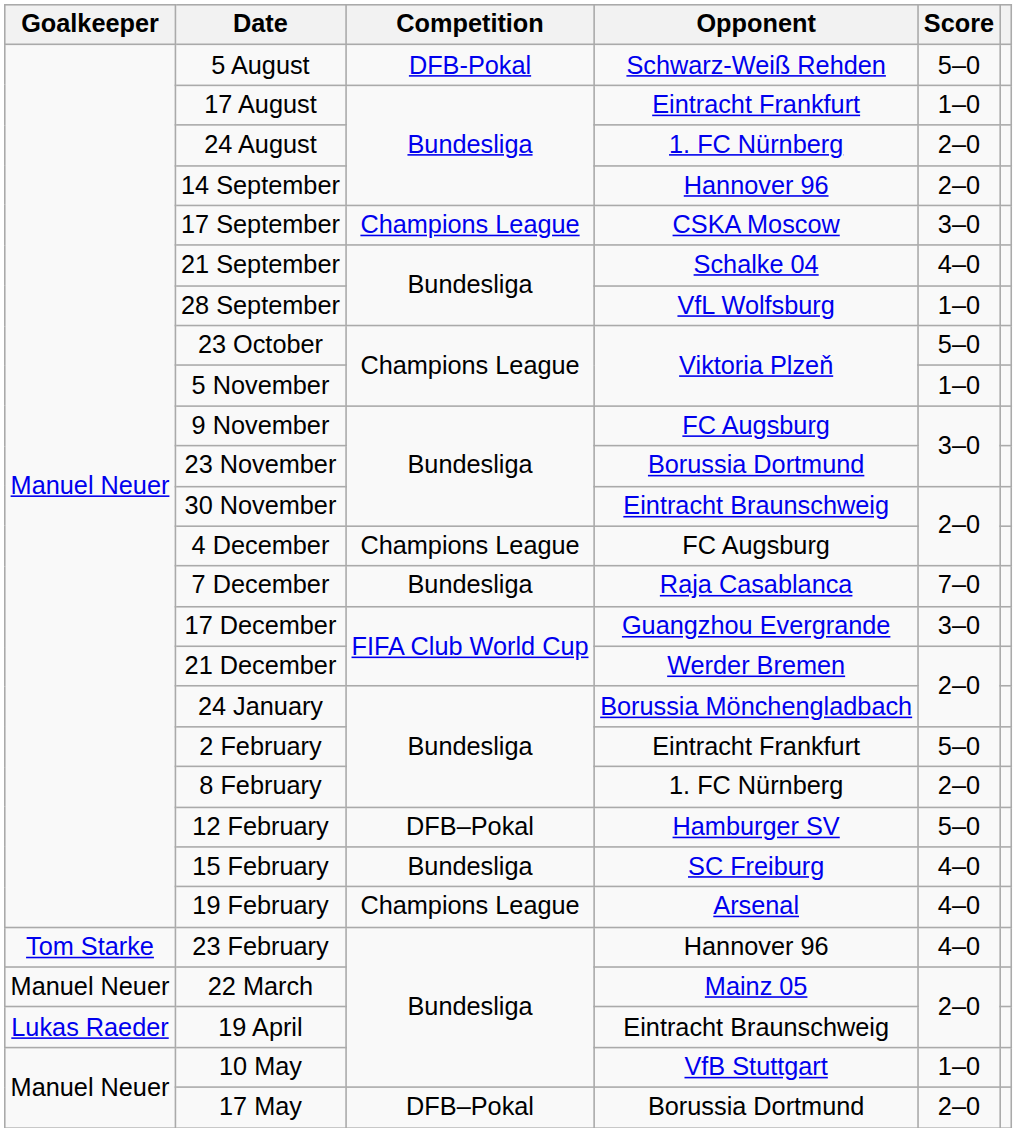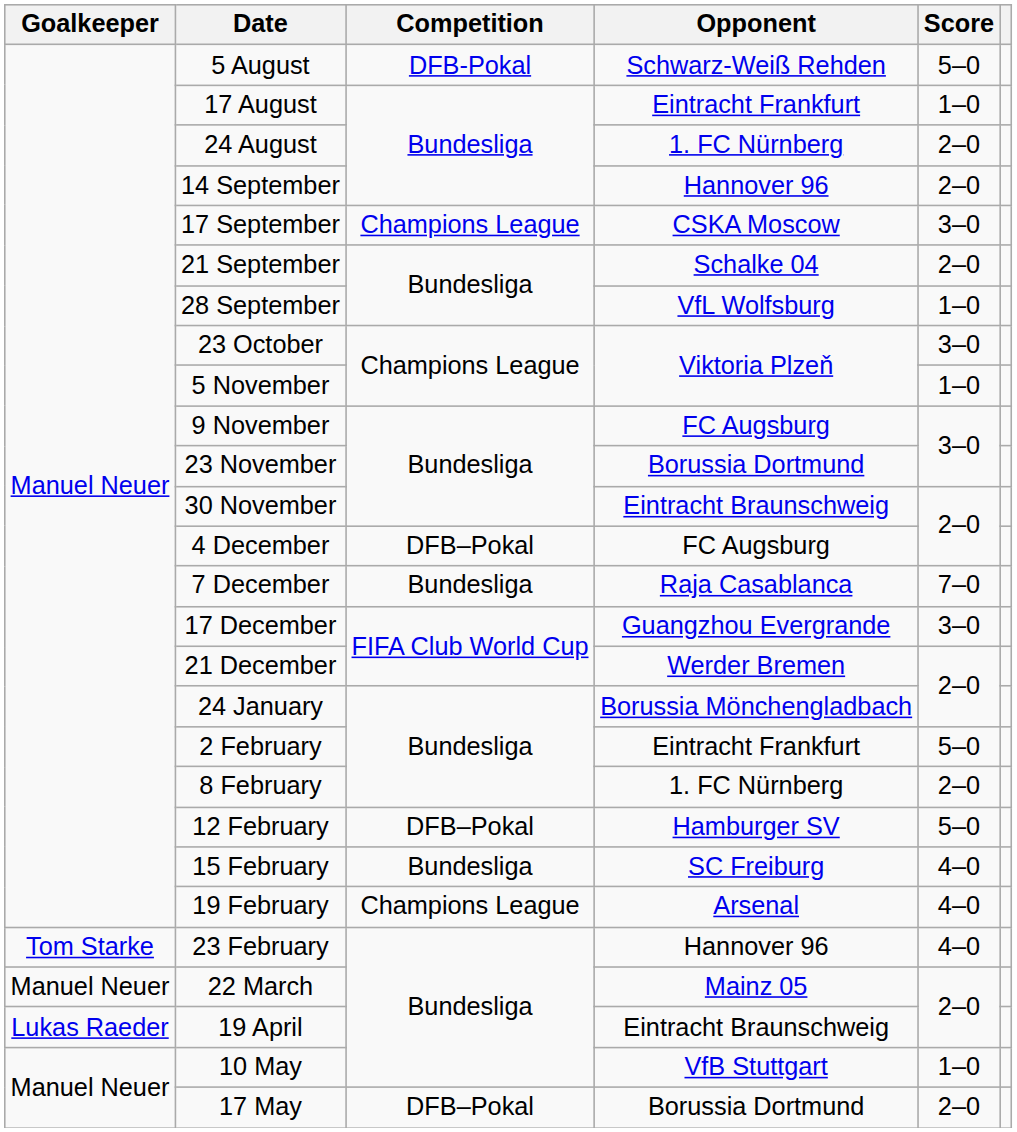(959, 265) 4–0 -> (959, 265) 2–0
(959, 345) 5–0 -> (959, 345) 3–0
(470, 545) Champions League -> (470, 545) DFB–Pokal
